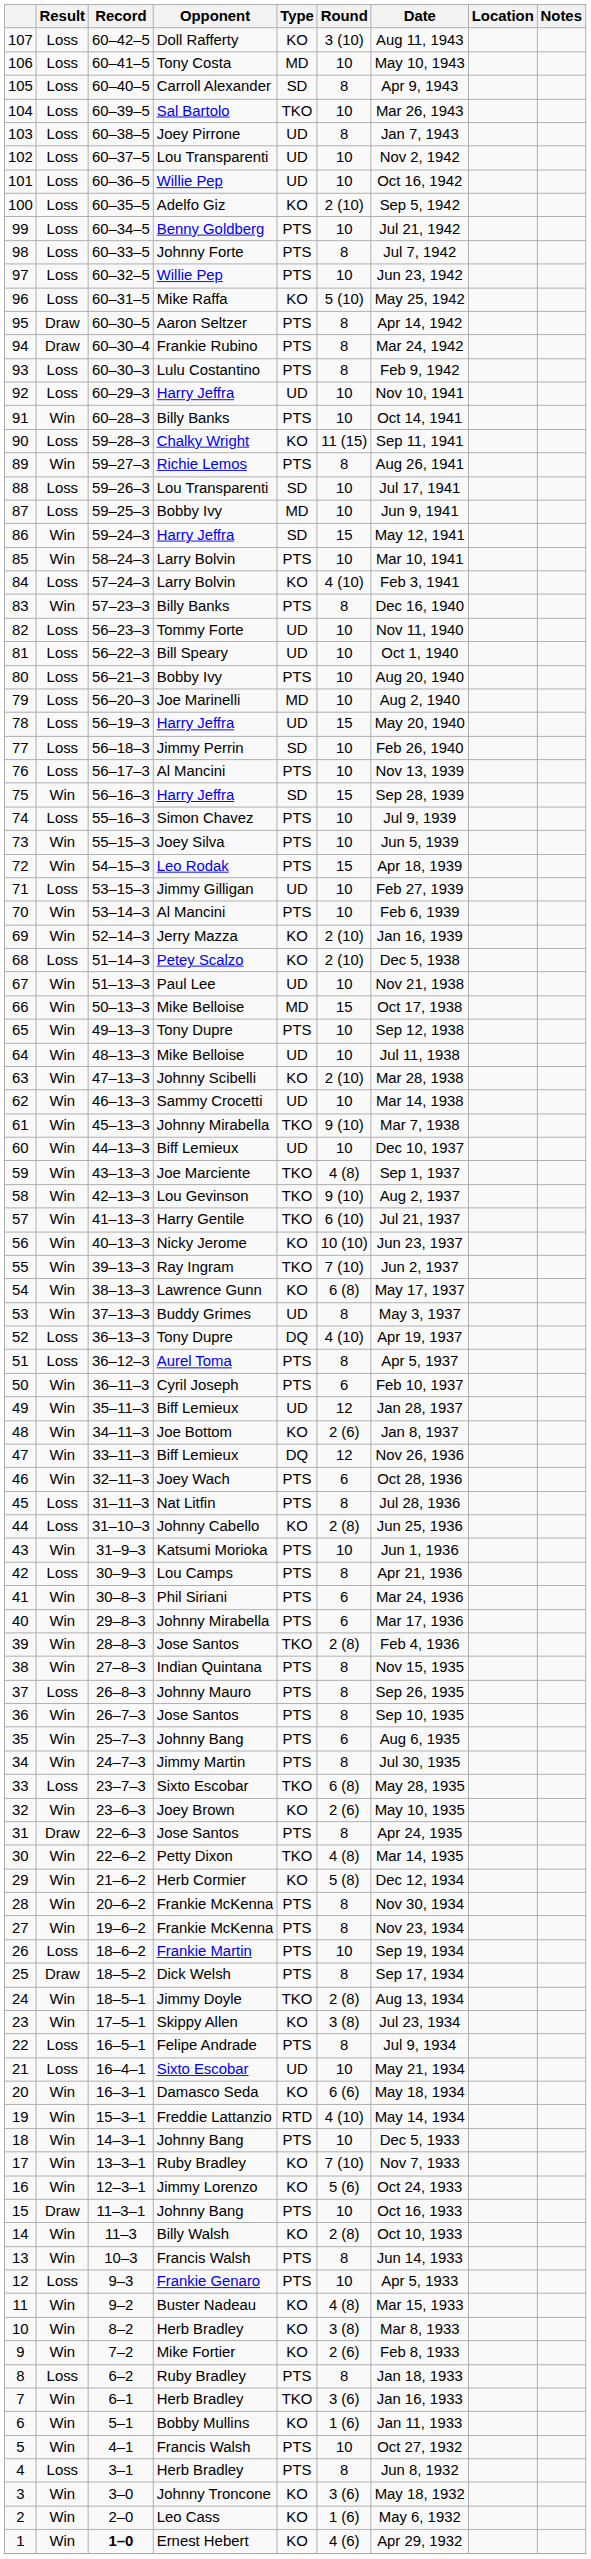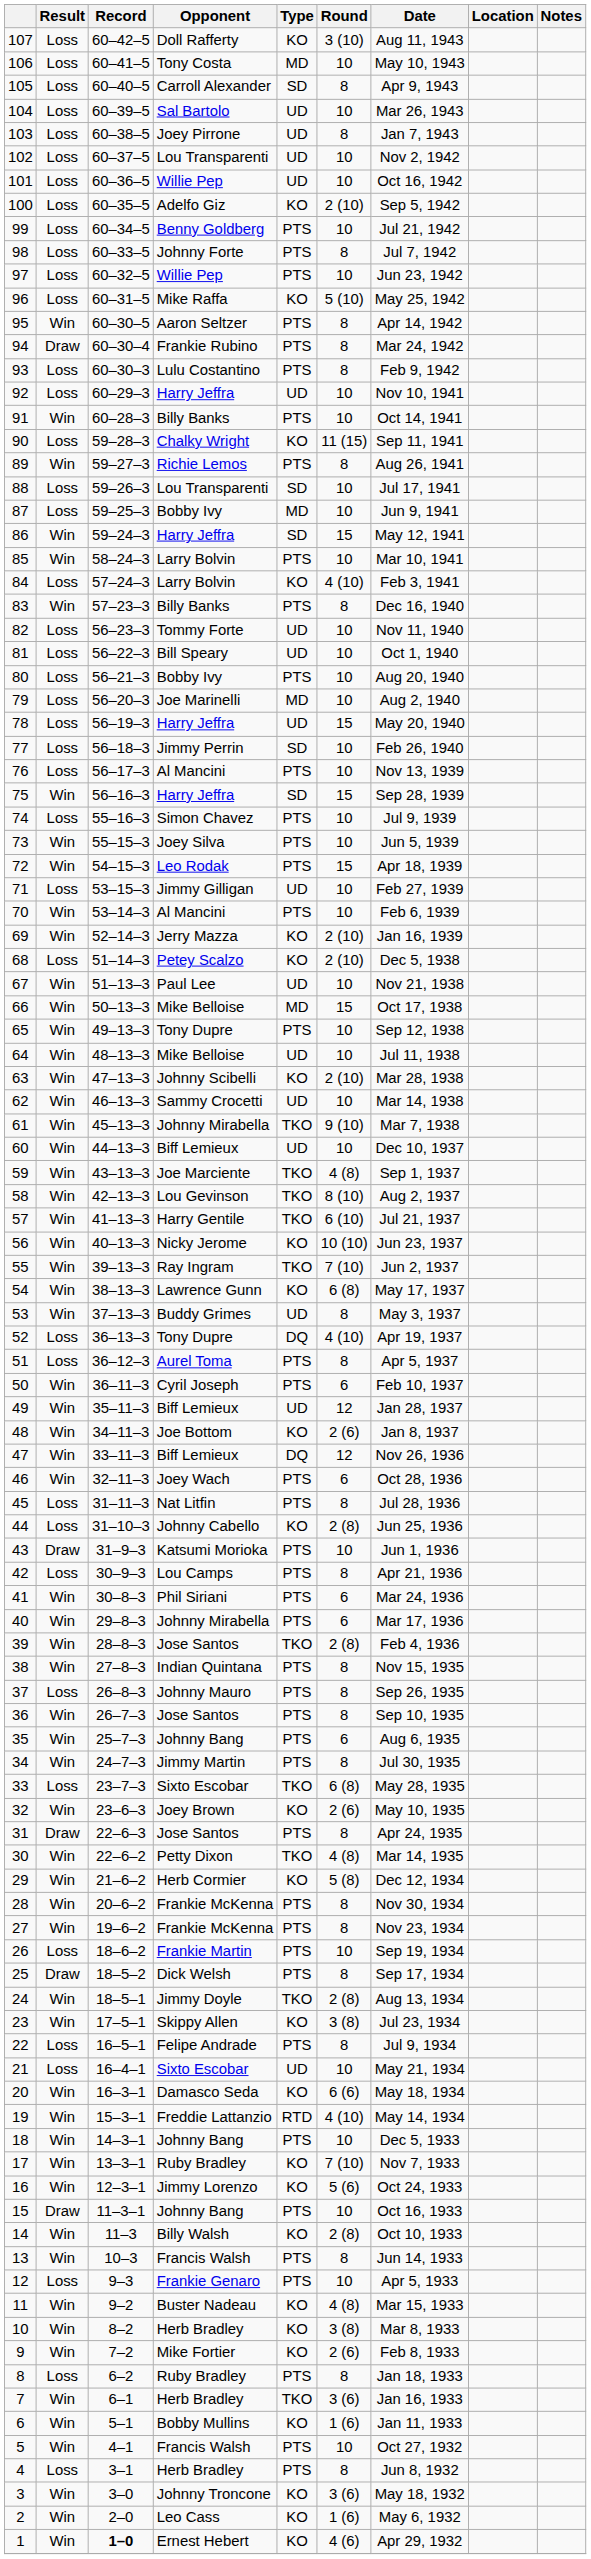(297, 110) TKO -> (297, 110) UD
(62, 323) Draw -> (62, 323) Win
(344, 1196) 9 (10) -> (344, 1196) 8 (10)
(62, 1550) Win -> (62, 1550) Draw
